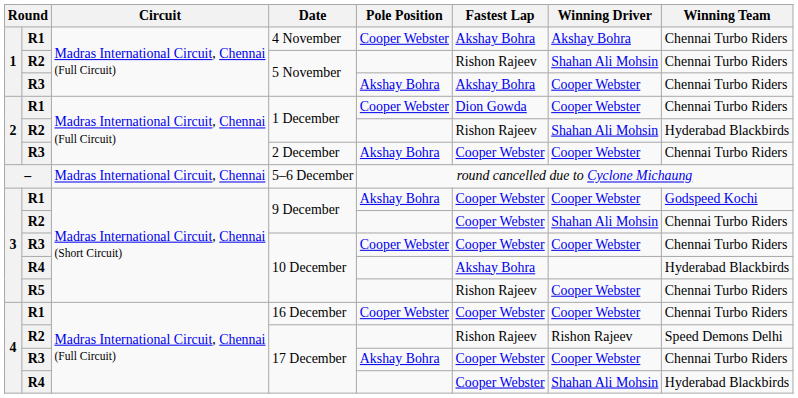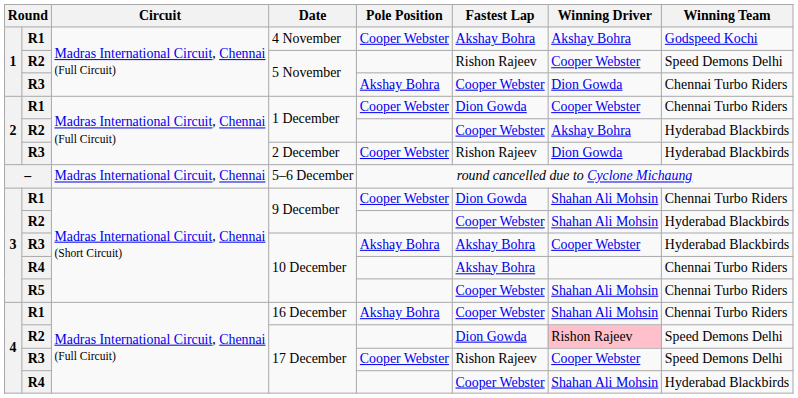(726, 38) Chennai Turbo Riders -> (711, 38) Godspeed Kochi
(605, 61) Shahan Ali Mohsin -> (596, 61) Cooper Webster
(726, 61) Chennai Turbo Riders -> (724, 61) Speed Demons Delhi
(495, 84) Akshay Bohra -> (500, 84) Cooper Webster
(596, 84) Cooper Webster -> (587, 84) Dion Gowda
(496, 129) Rishon Rajeev -> (500, 129) Cooper Webster
(605, 129) Shahan Ali Mohsin -> (591, 129) Akshay Bohra
(400, 152) Akshay Bohra -> (404, 152) Cooper Webster
(500, 152) Cooper Webster -> (496, 152) Rishon Rajeev
(596, 152) Cooper Webster -> (587, 152) Dion Gowda
(726, 152) Chennai Turbo Riders -> (727, 152) Hyderabad Blackbirds
(400, 198) Akshay Bohra -> (404, 198) Cooper Webster
(500, 198) Cooper Webster -> (491, 198) Dion Gowda
(596, 198) Cooper Webster -> (605, 198) Shahan Ali Mohsin
(711, 198) Godspeed Kochi -> (726, 198) Chennai Turbo Riders
(726, 221) Chennai Turbo Riders -> (727, 221) Hyderabad Blackbirds
(404, 244) Cooper Webster -> (400, 244) Akshay Bohra
(500, 244) Cooper Webster -> (495, 244) Akshay Bohra
(726, 244) Chennai Turbo Riders -> (727, 244) Hyderabad Blackbirds
(727, 267) Hyderabad Blackbirds -> (726, 267) Chennai Turbo Riders
(496, 290) Rishon Rajeev -> (500, 290) Cooper Webster
(596, 290) Cooper Webster -> (605, 290) Shahan Ali Mohsin
(404, 313) Cooper Webster -> (400, 313) Akshay Bohra
(596, 313) Cooper Webster -> (605, 313) Shahan Ali Mohsin
(496, 335) Rishon Rajeev -> (491, 335) Dion Gowda
(592, 335) no background -> (592, 335) pink background
(400, 358) Akshay Bohra -> (404, 358) Cooper Webster
(500, 358) Cooper Webster -> (496, 358) Rishon Rajeev
(726, 358) Chennai Turbo Riders -> (724, 358) Speed Demons Delhi
